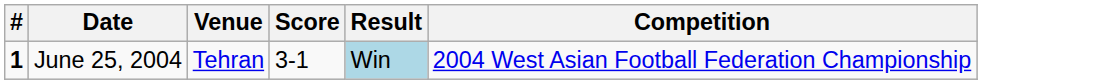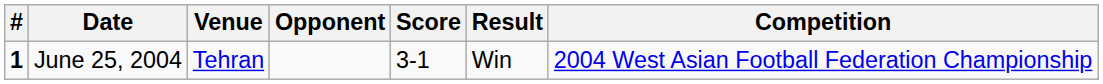+ column: (330, 23)
(371, 60) lightblue background -> (492, 60) no background
